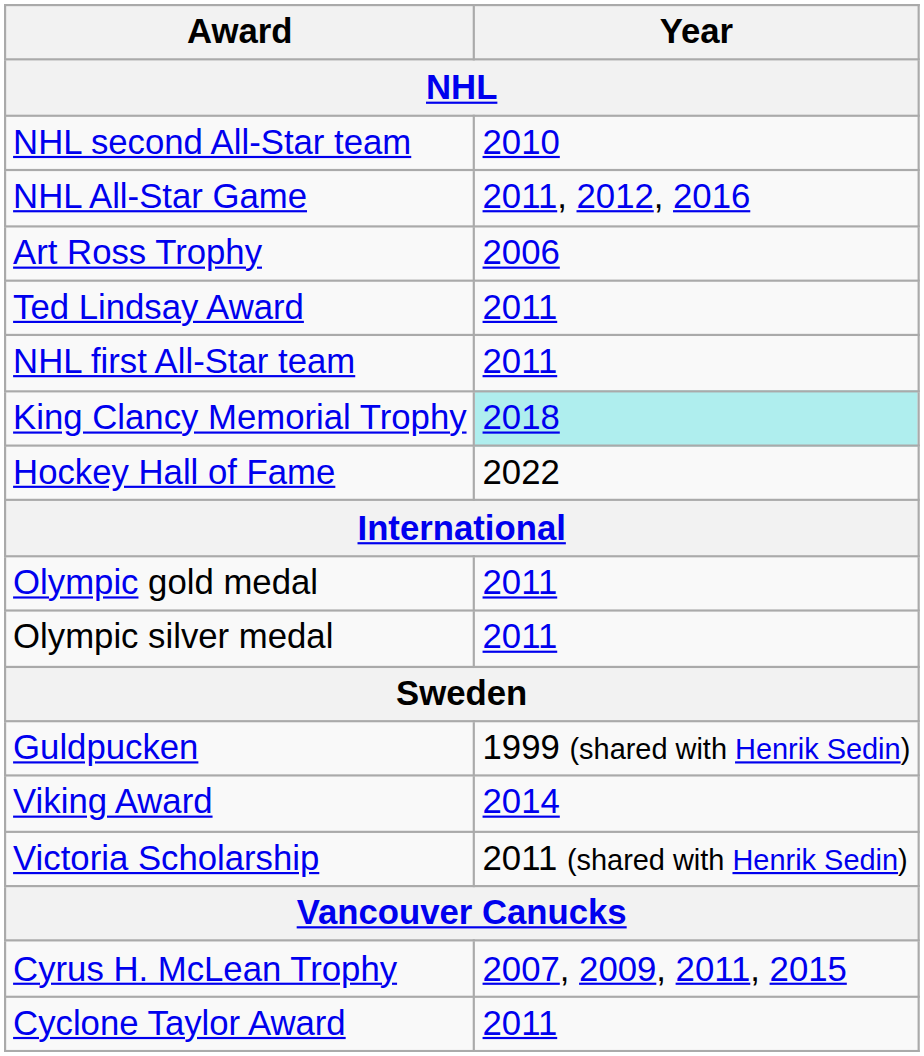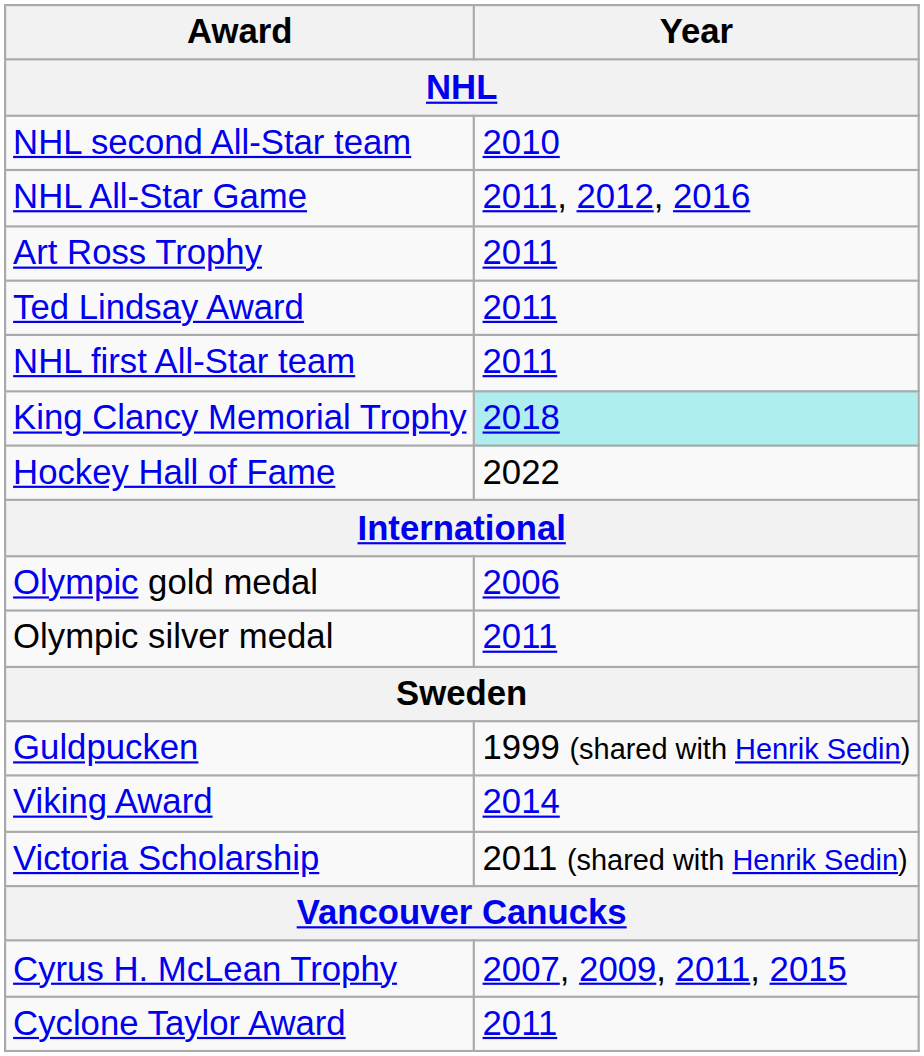(521, 252) 2006 -> (520, 252) 2011
(520, 582) 2011 -> (521, 582) 2006
